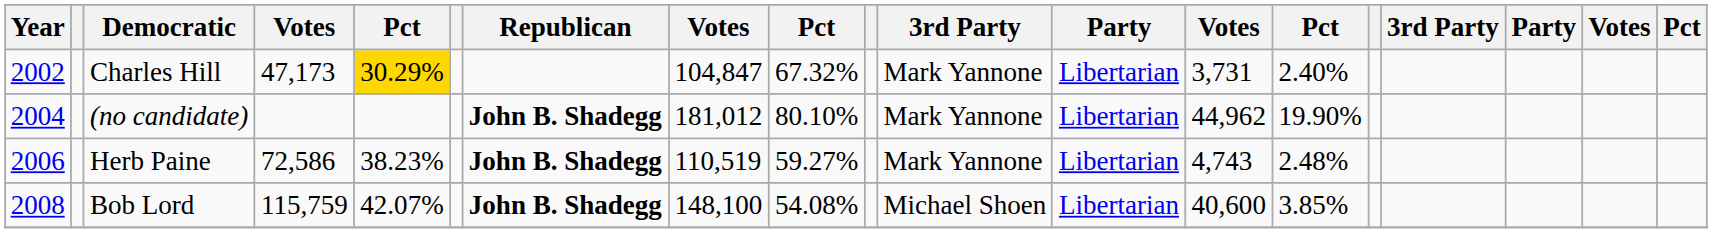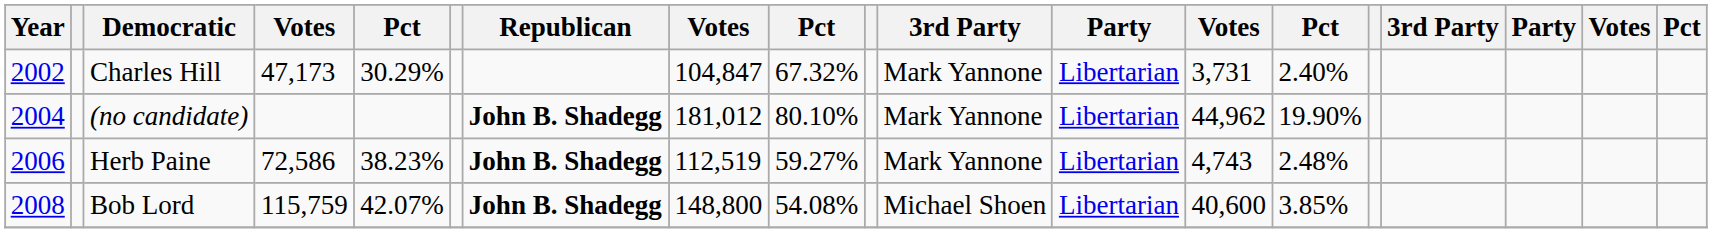(402, 71) gold background -> (402, 71) no background
(718, 160) 110,519 -> (718, 160) 112,519
(718, 205) 148,100 -> (718, 205) 148,800
